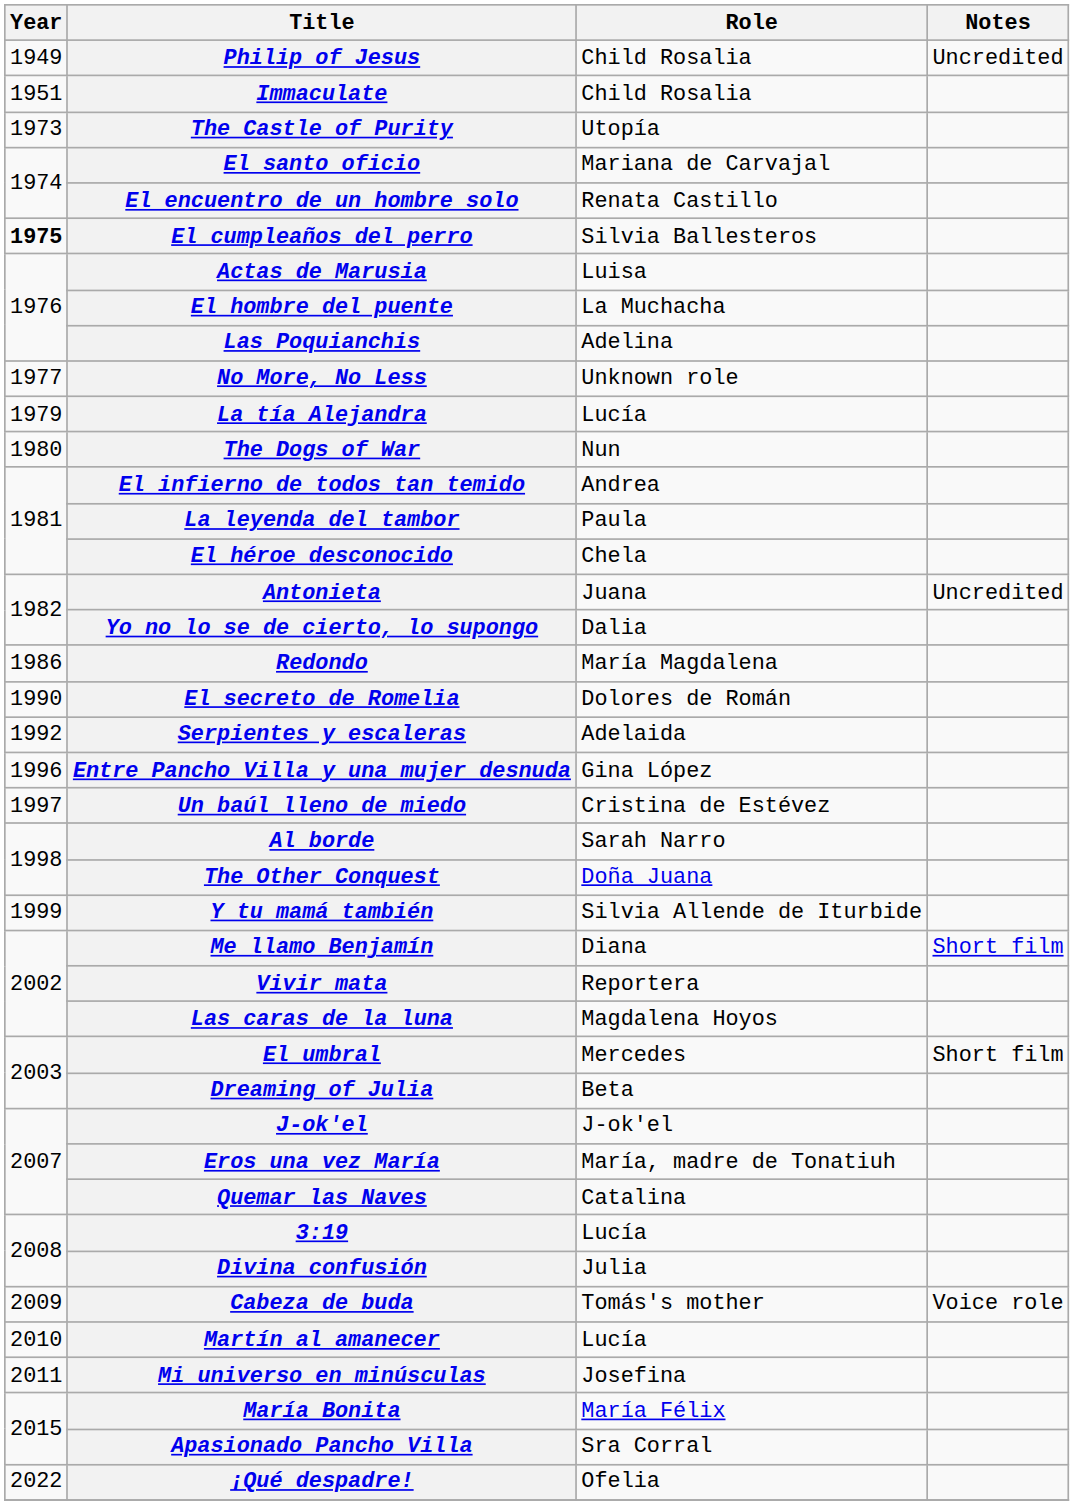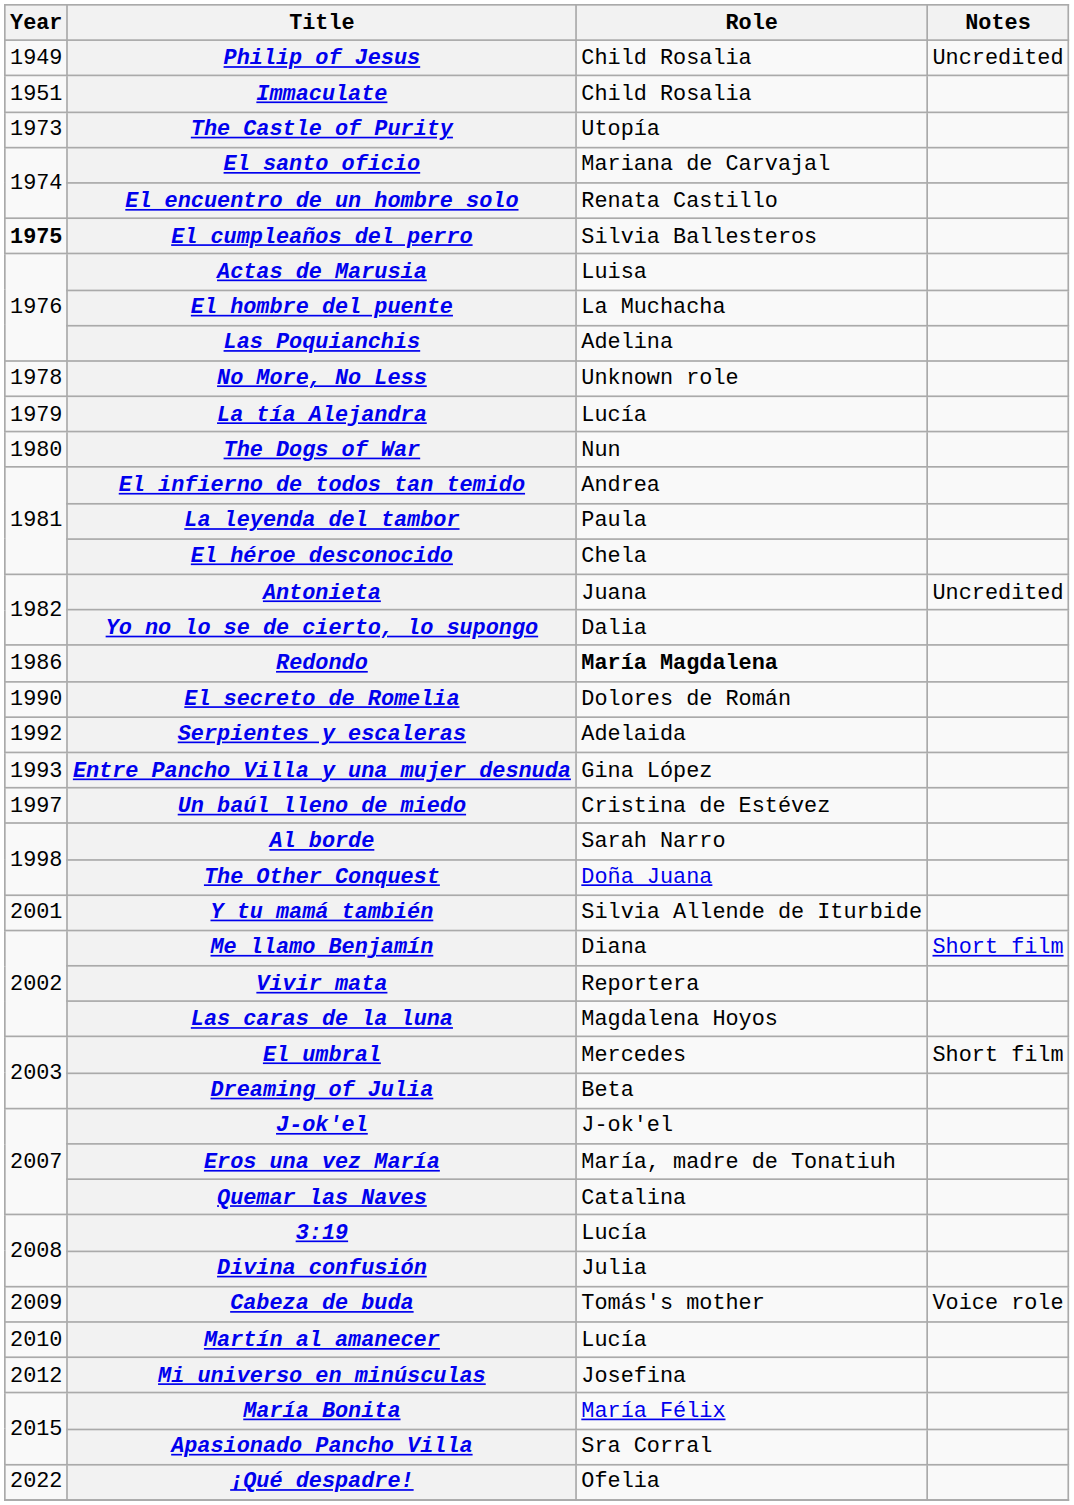(36, 379) 1977 -> (36, 379) 1978
(680, 663) normal -> (680, 663) bold
(36, 770) 1996 -> (36, 770) 1993
(36, 913) 1999 -> (36, 913) 2001
(36, 1375) 2011 -> (36, 1375) 2012
